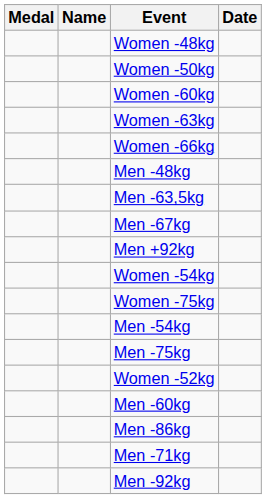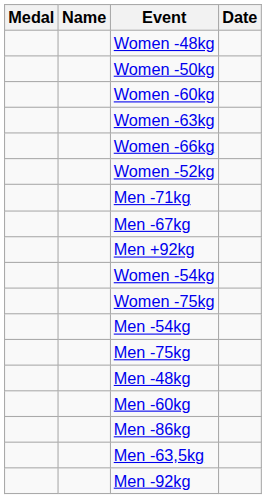rows swapped: (152, 172) <-> (164, 378)
rows swapped: (159, 198) <-> (152, 455)
